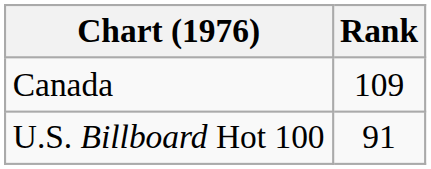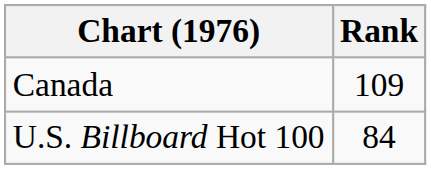(379, 137) 91 -> (379, 137) 84
